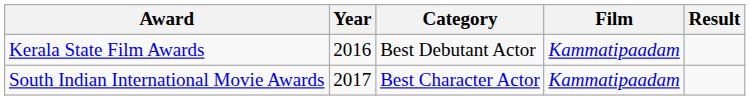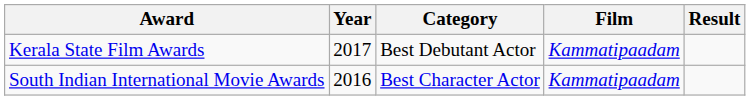(352, 49) 2016 -> (352, 49) 2017
(352, 79) 2017 -> (352, 79) 2016
